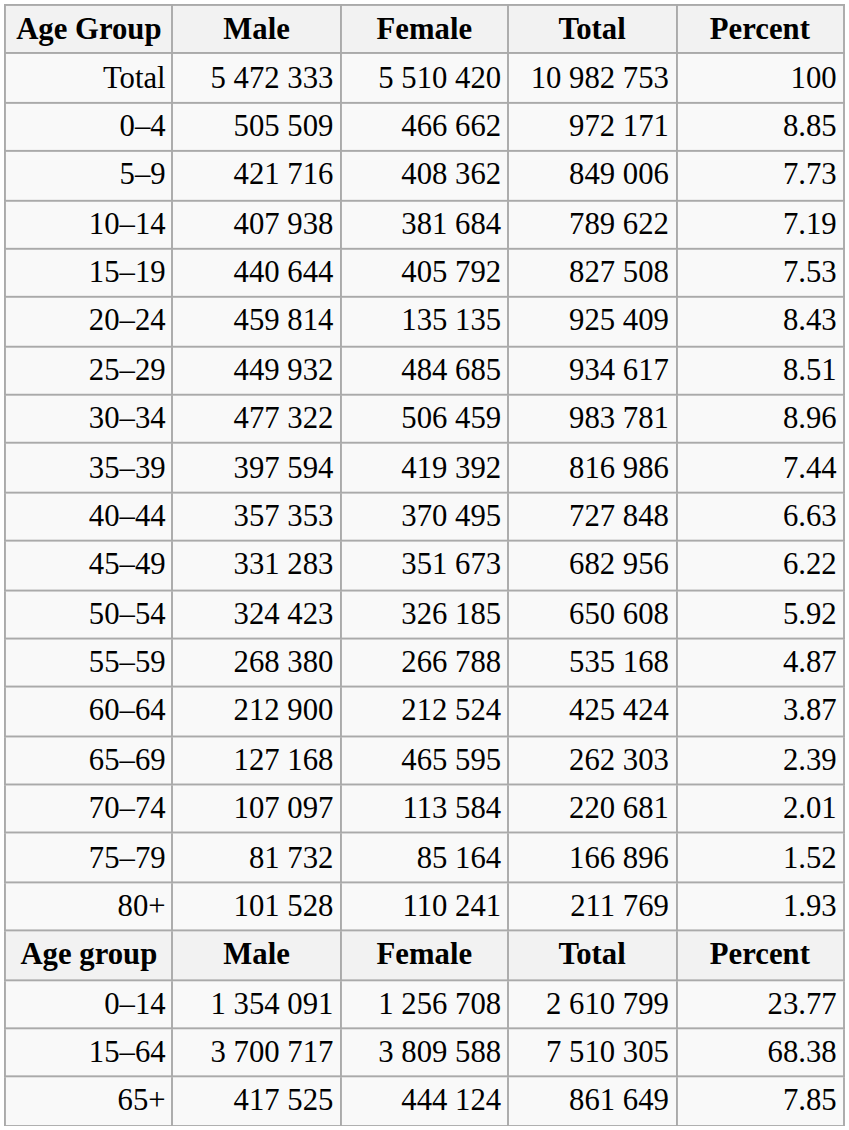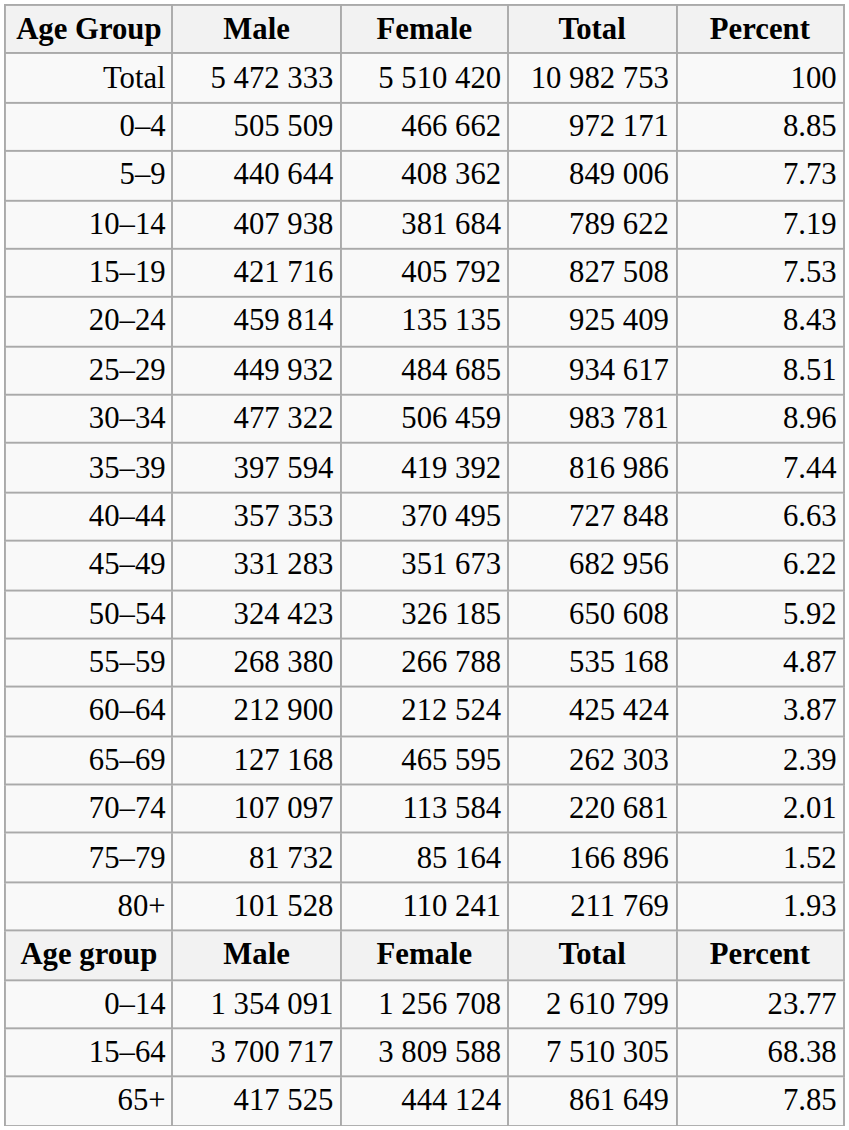(283, 175) 421 716 -> (283, 175) 440 644
(283, 272) 440 644 -> (283, 272) 421 716
